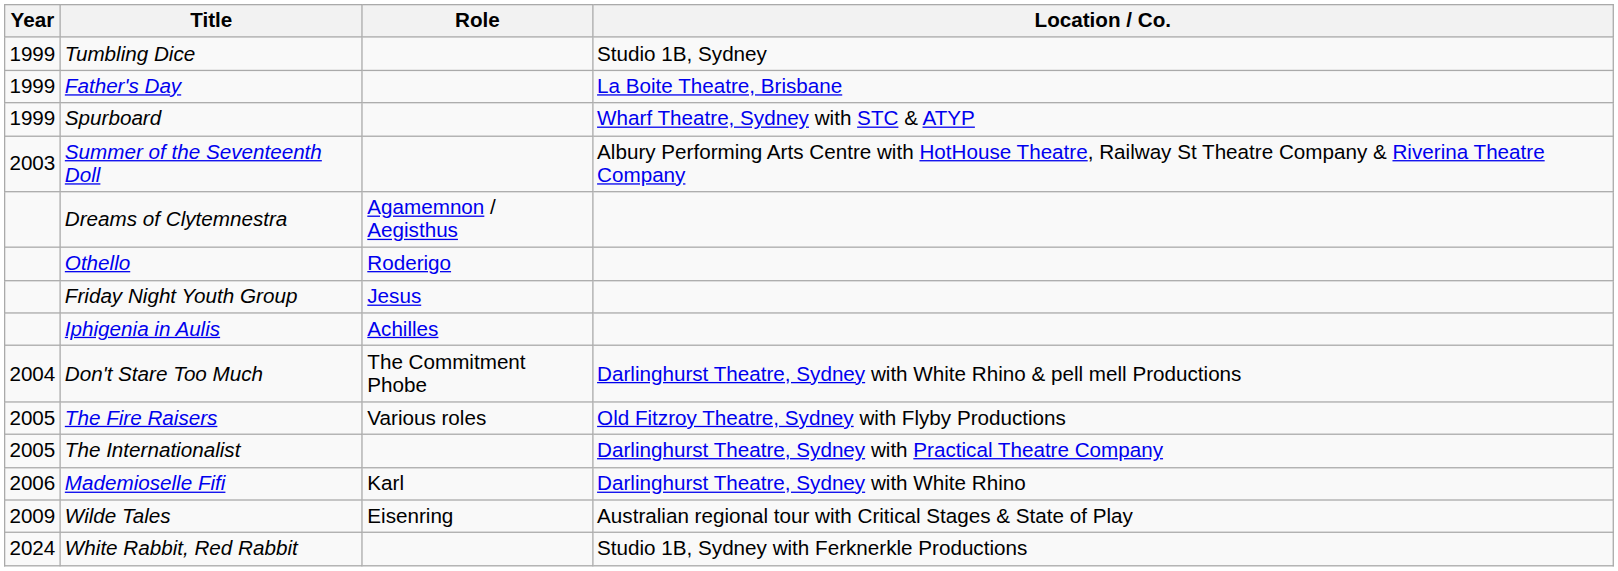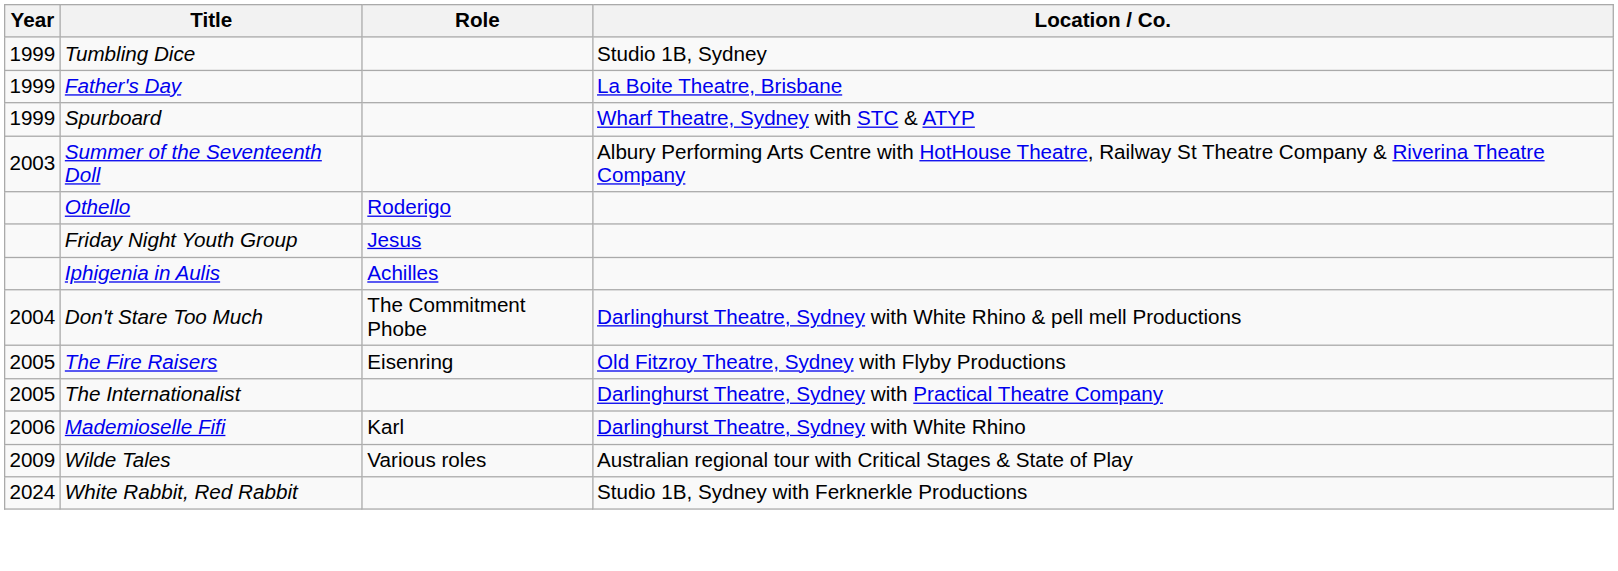- row: (176, 219)
(427, 417) Various roles -> (410, 361) Eisenring
(410, 516) Eisenring -> (427, 460) Various roles
